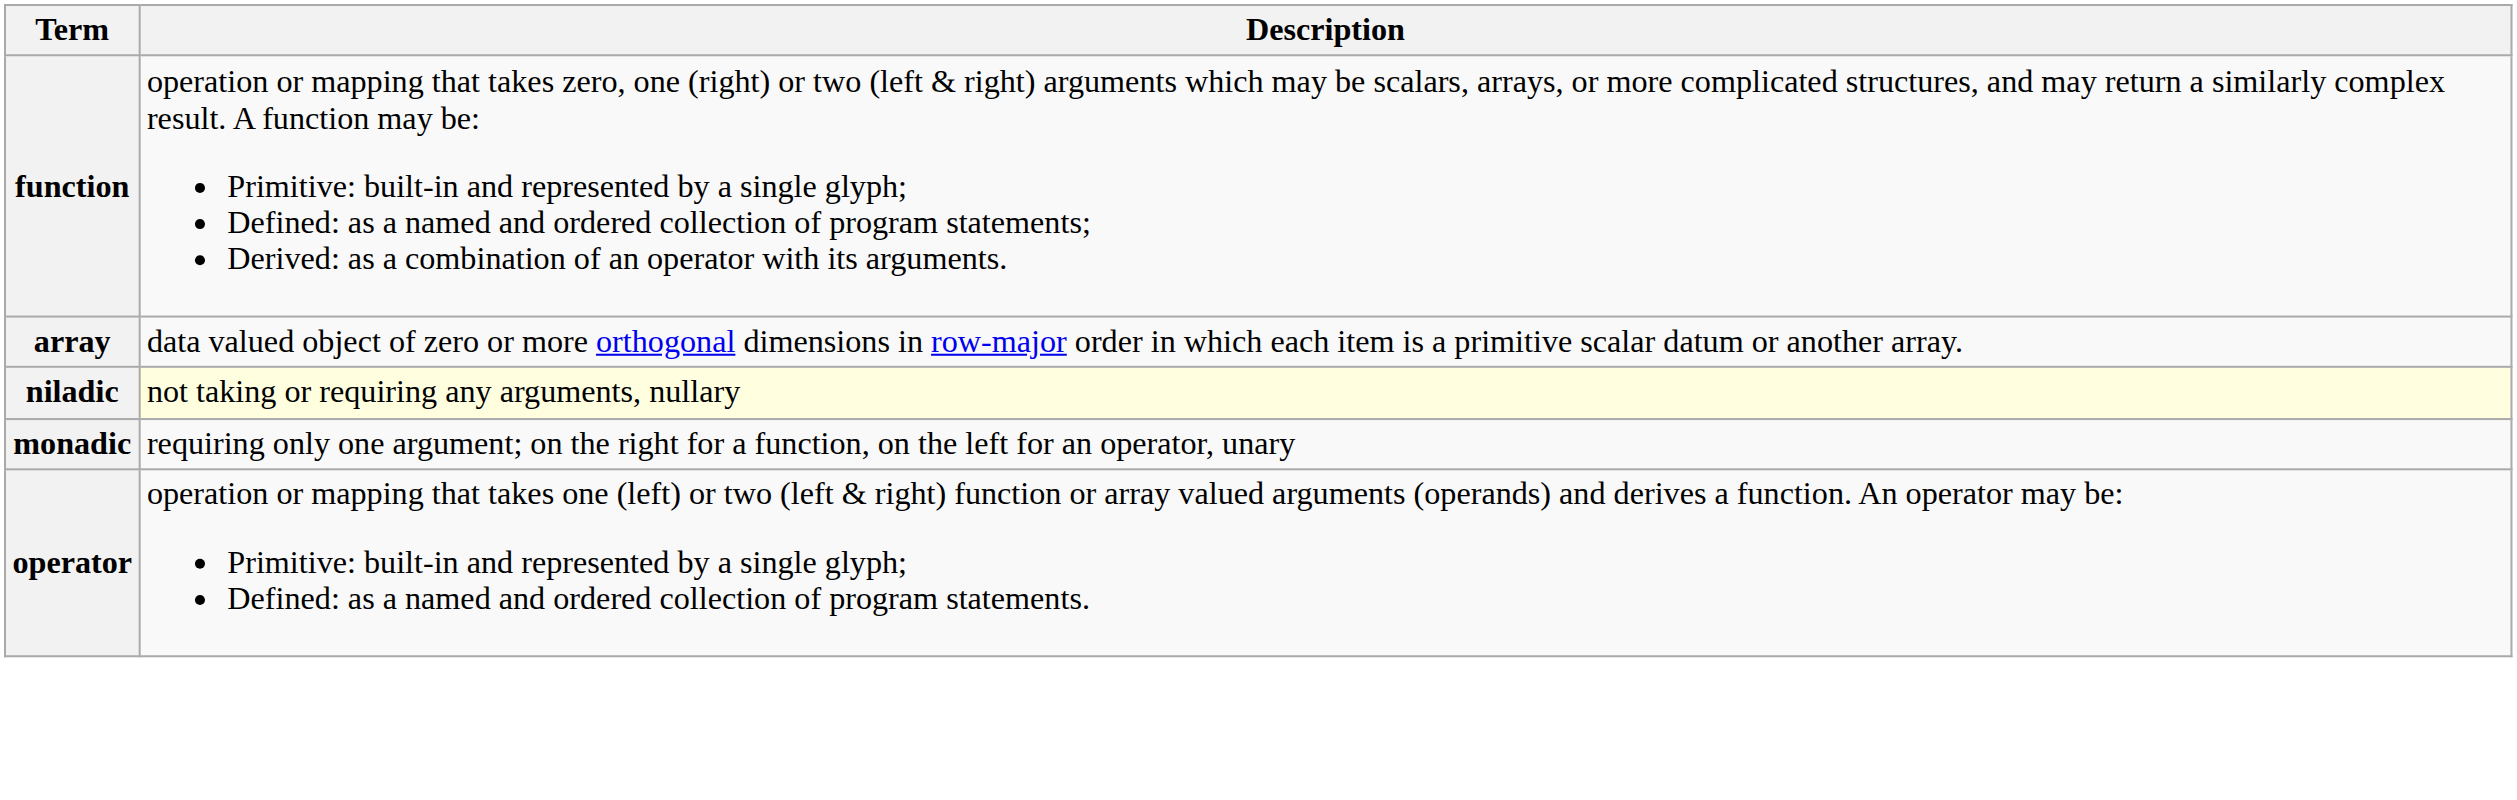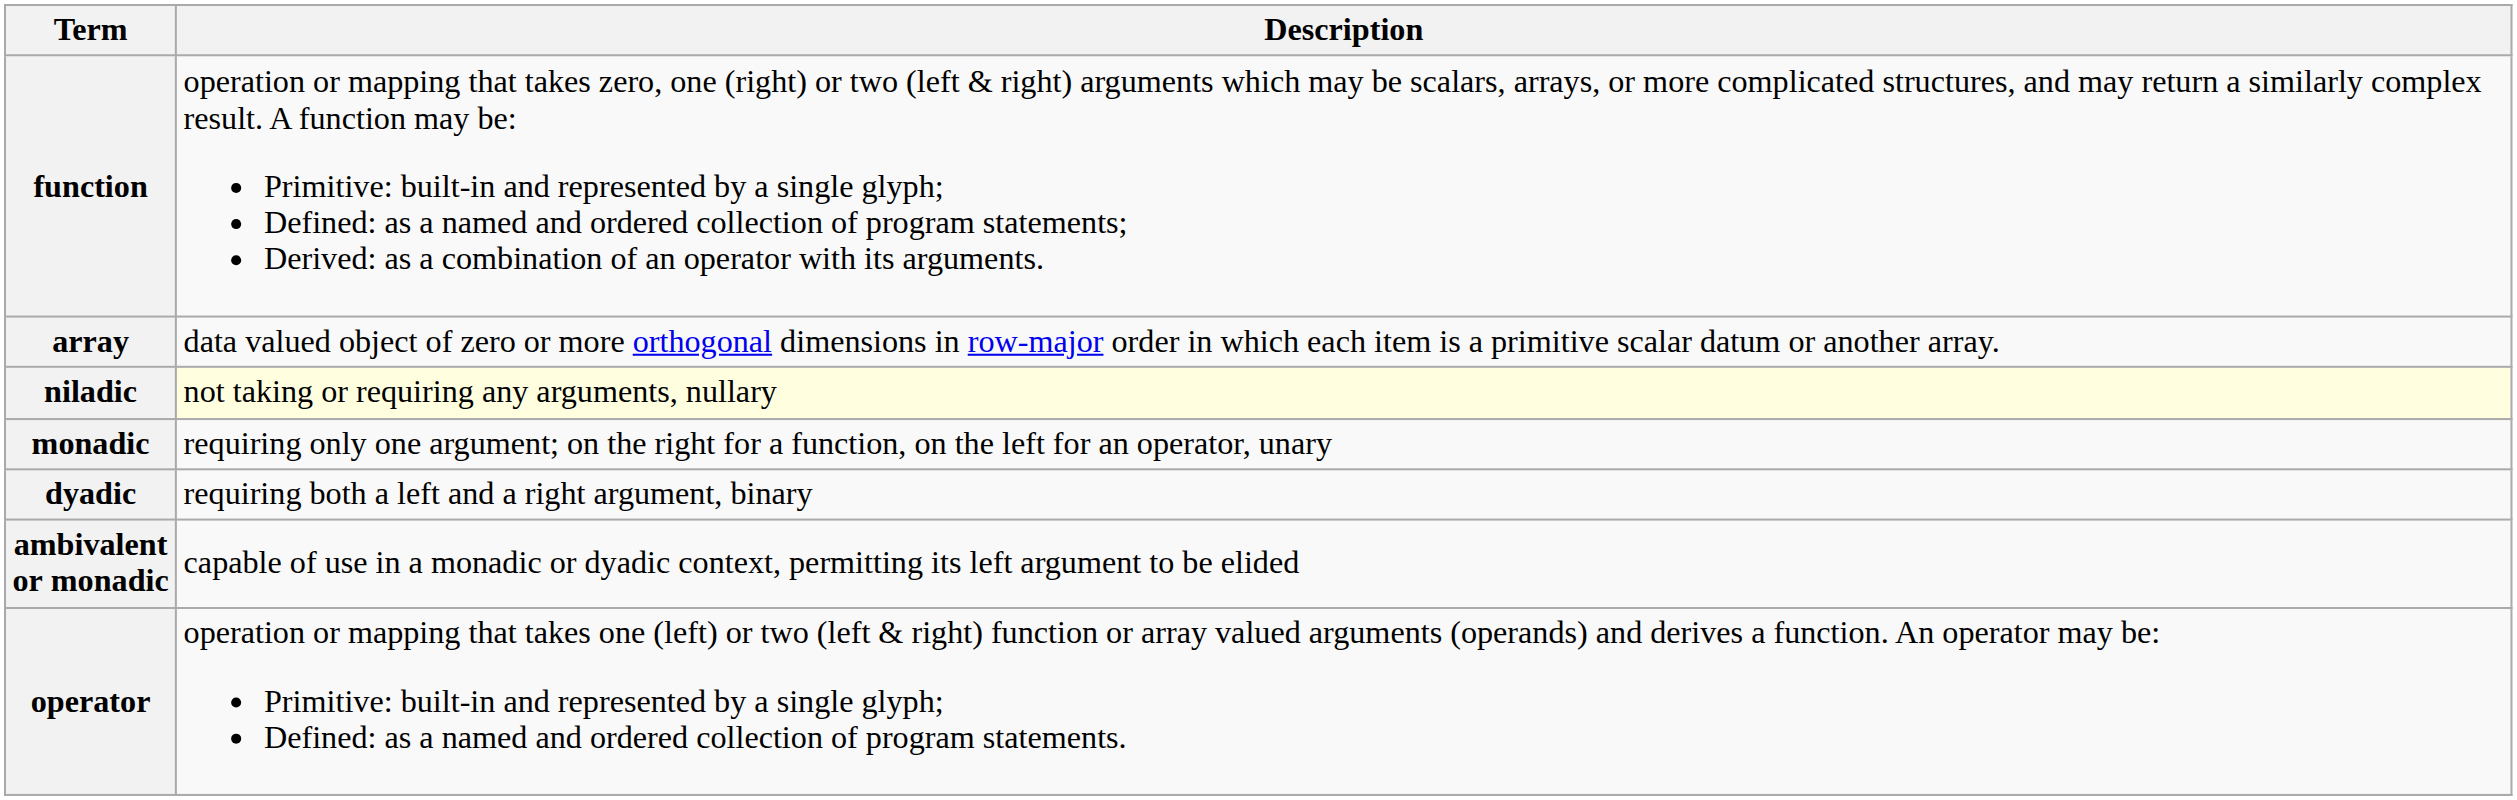+ row: (91, 494)
+ row: (91, 563)
